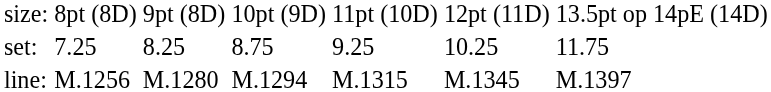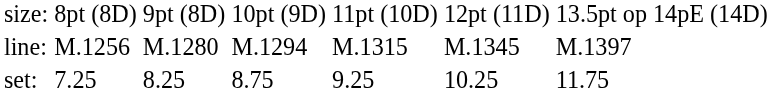rows swapped: (21, 47) <-> (25, 80)
